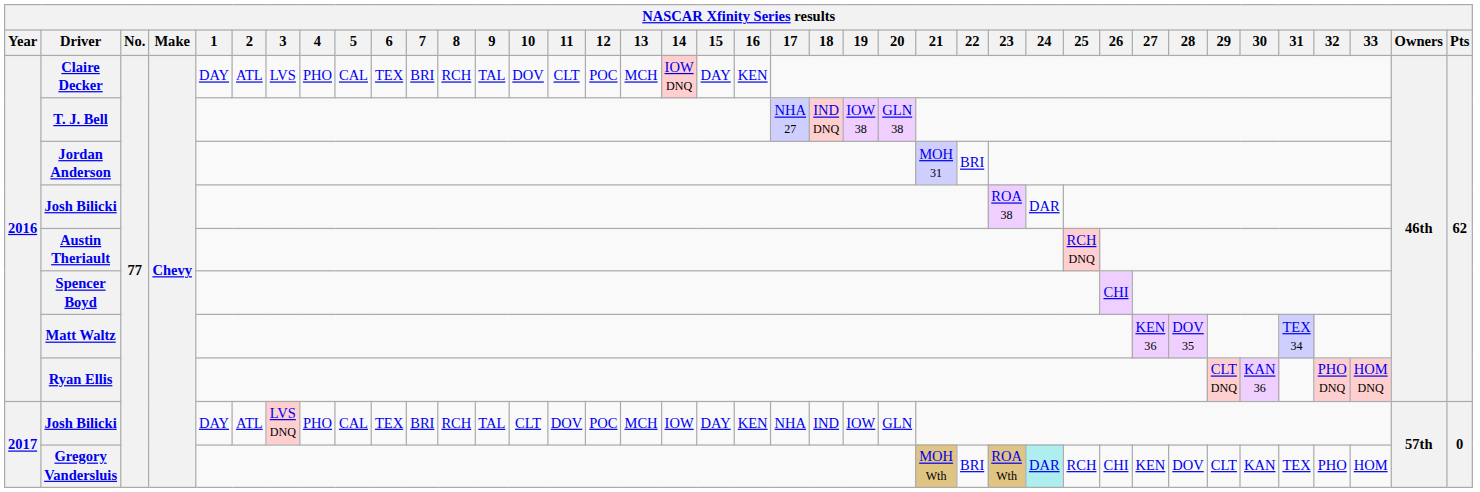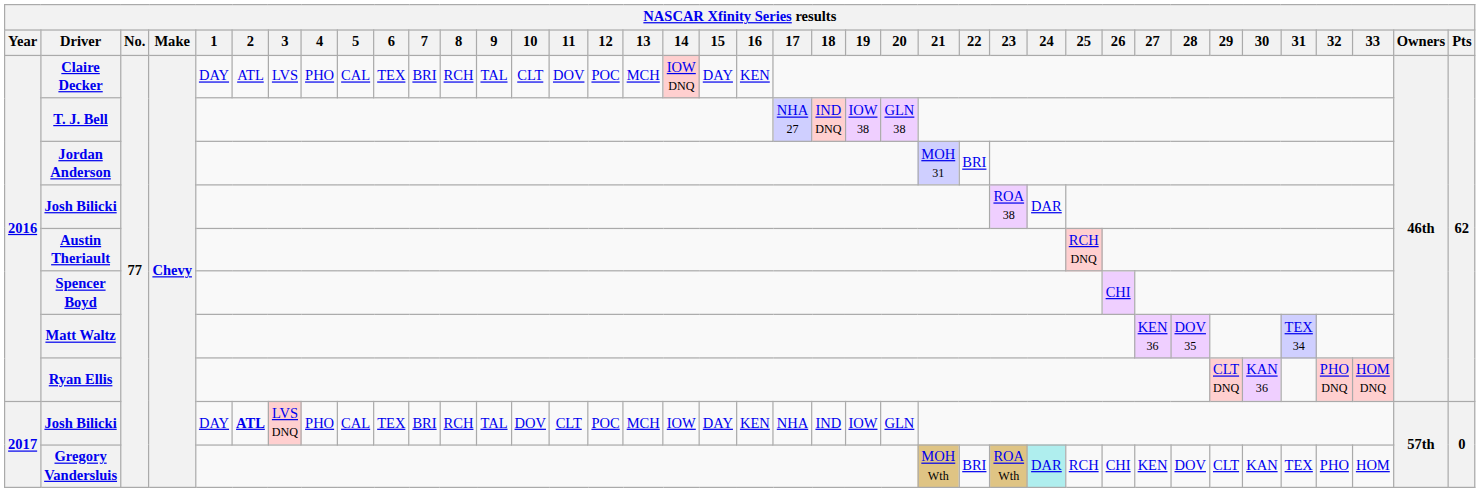(528, 76) DOV -> (530, 76) CLT
(567, 76) CLT -> (569, 76) DOV
(249, 422) normal -> (250, 422) bold
(528, 422) CLT -> (530, 422) DOV
(567, 422) DOV -> (569, 422) CLT
